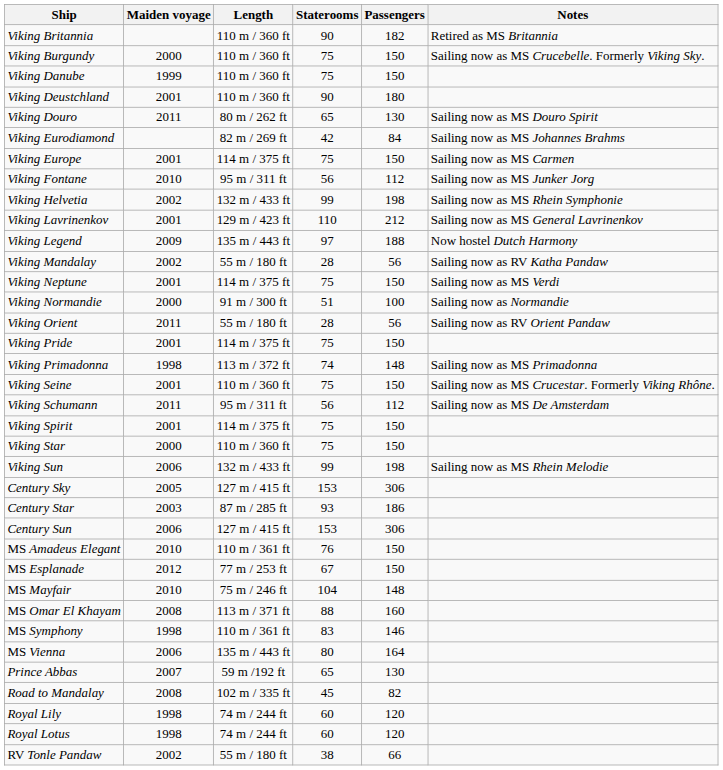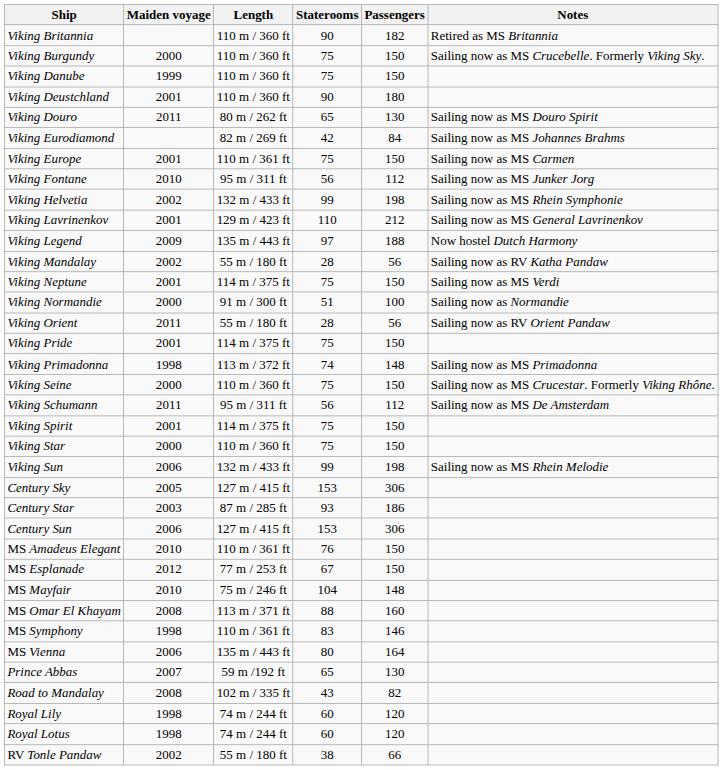(253, 158) 114 m / 375 ft -> (253, 158) 110 m / 361 ft
(169, 384) 2001 -> (169, 384) 2000
(327, 693) 45 -> (327, 693) 43
